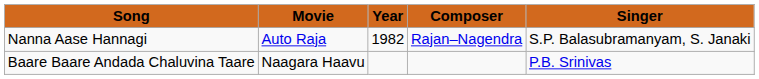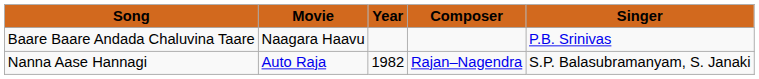rows swapped: (77, 39) <-> (131, 62)
